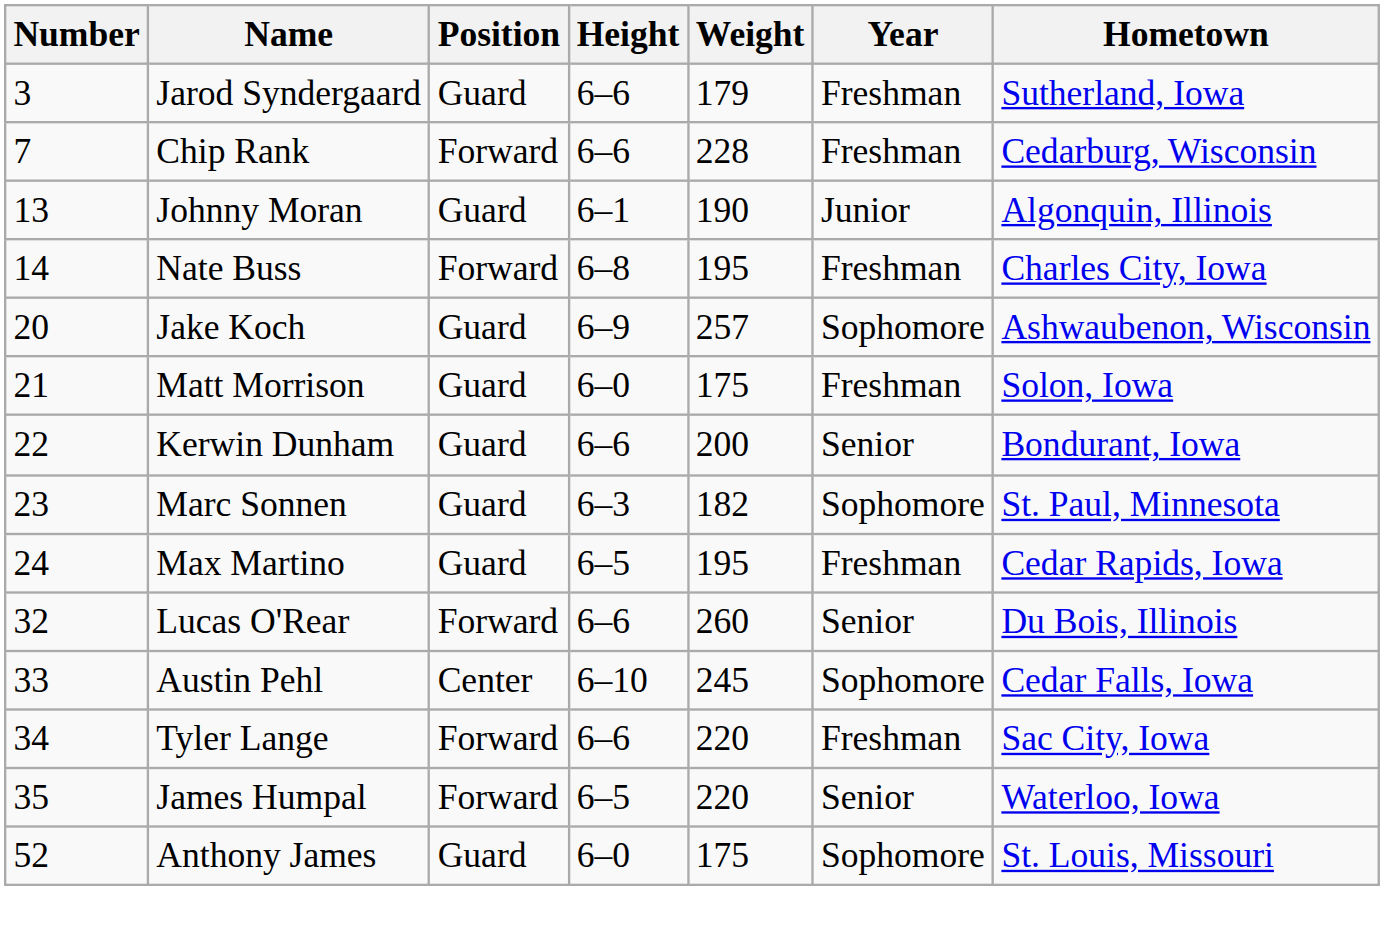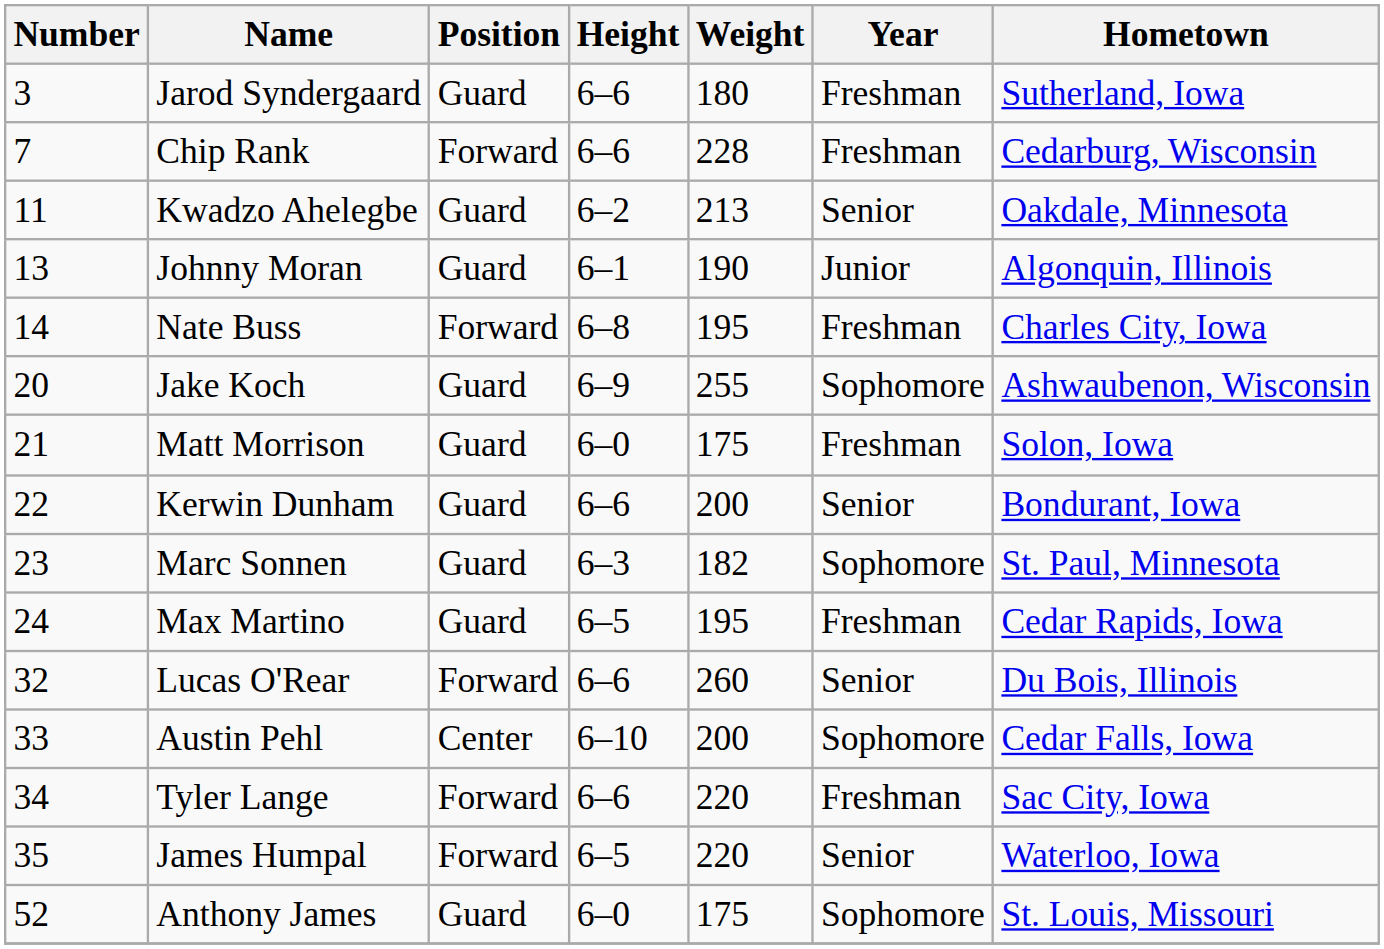(722, 92) 179 -> (722, 92) 180
+ row: (287, 209)
(722, 327) 257 -> (722, 385) 255
(722, 679) 245 -> (722, 737) 200
